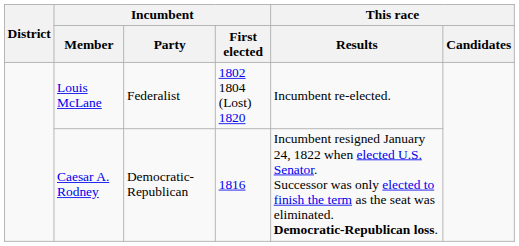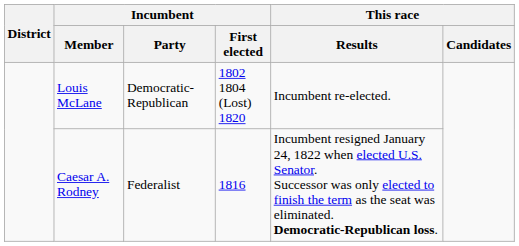(153, 95) Federalist -> (160, 95) Democratic-Republican
(160, 184) Democratic-Republican -> (153, 184) Federalist
